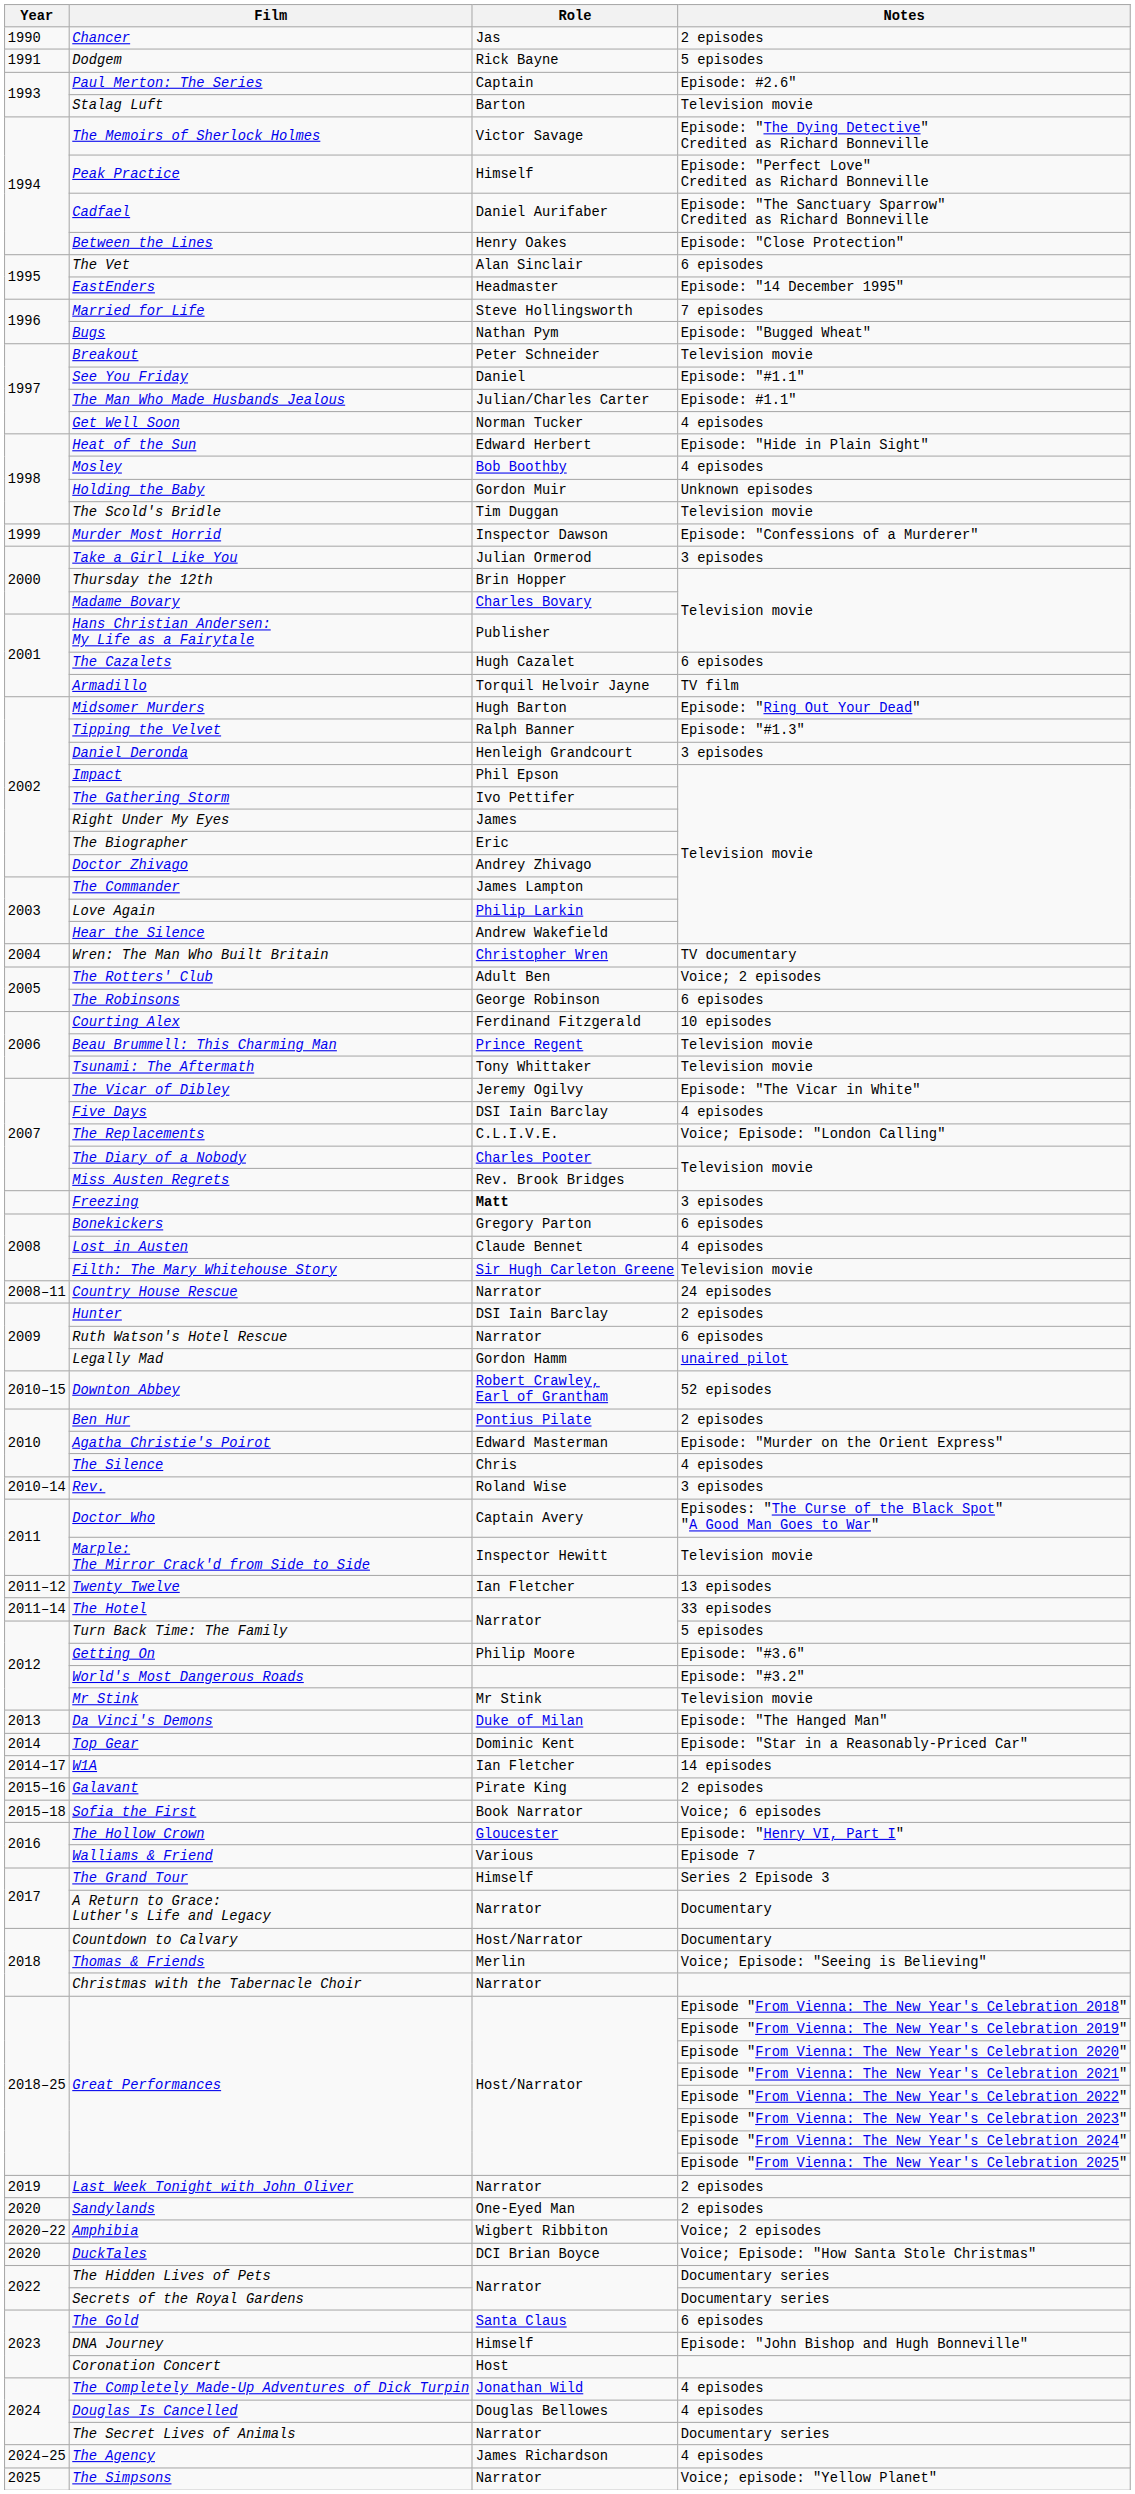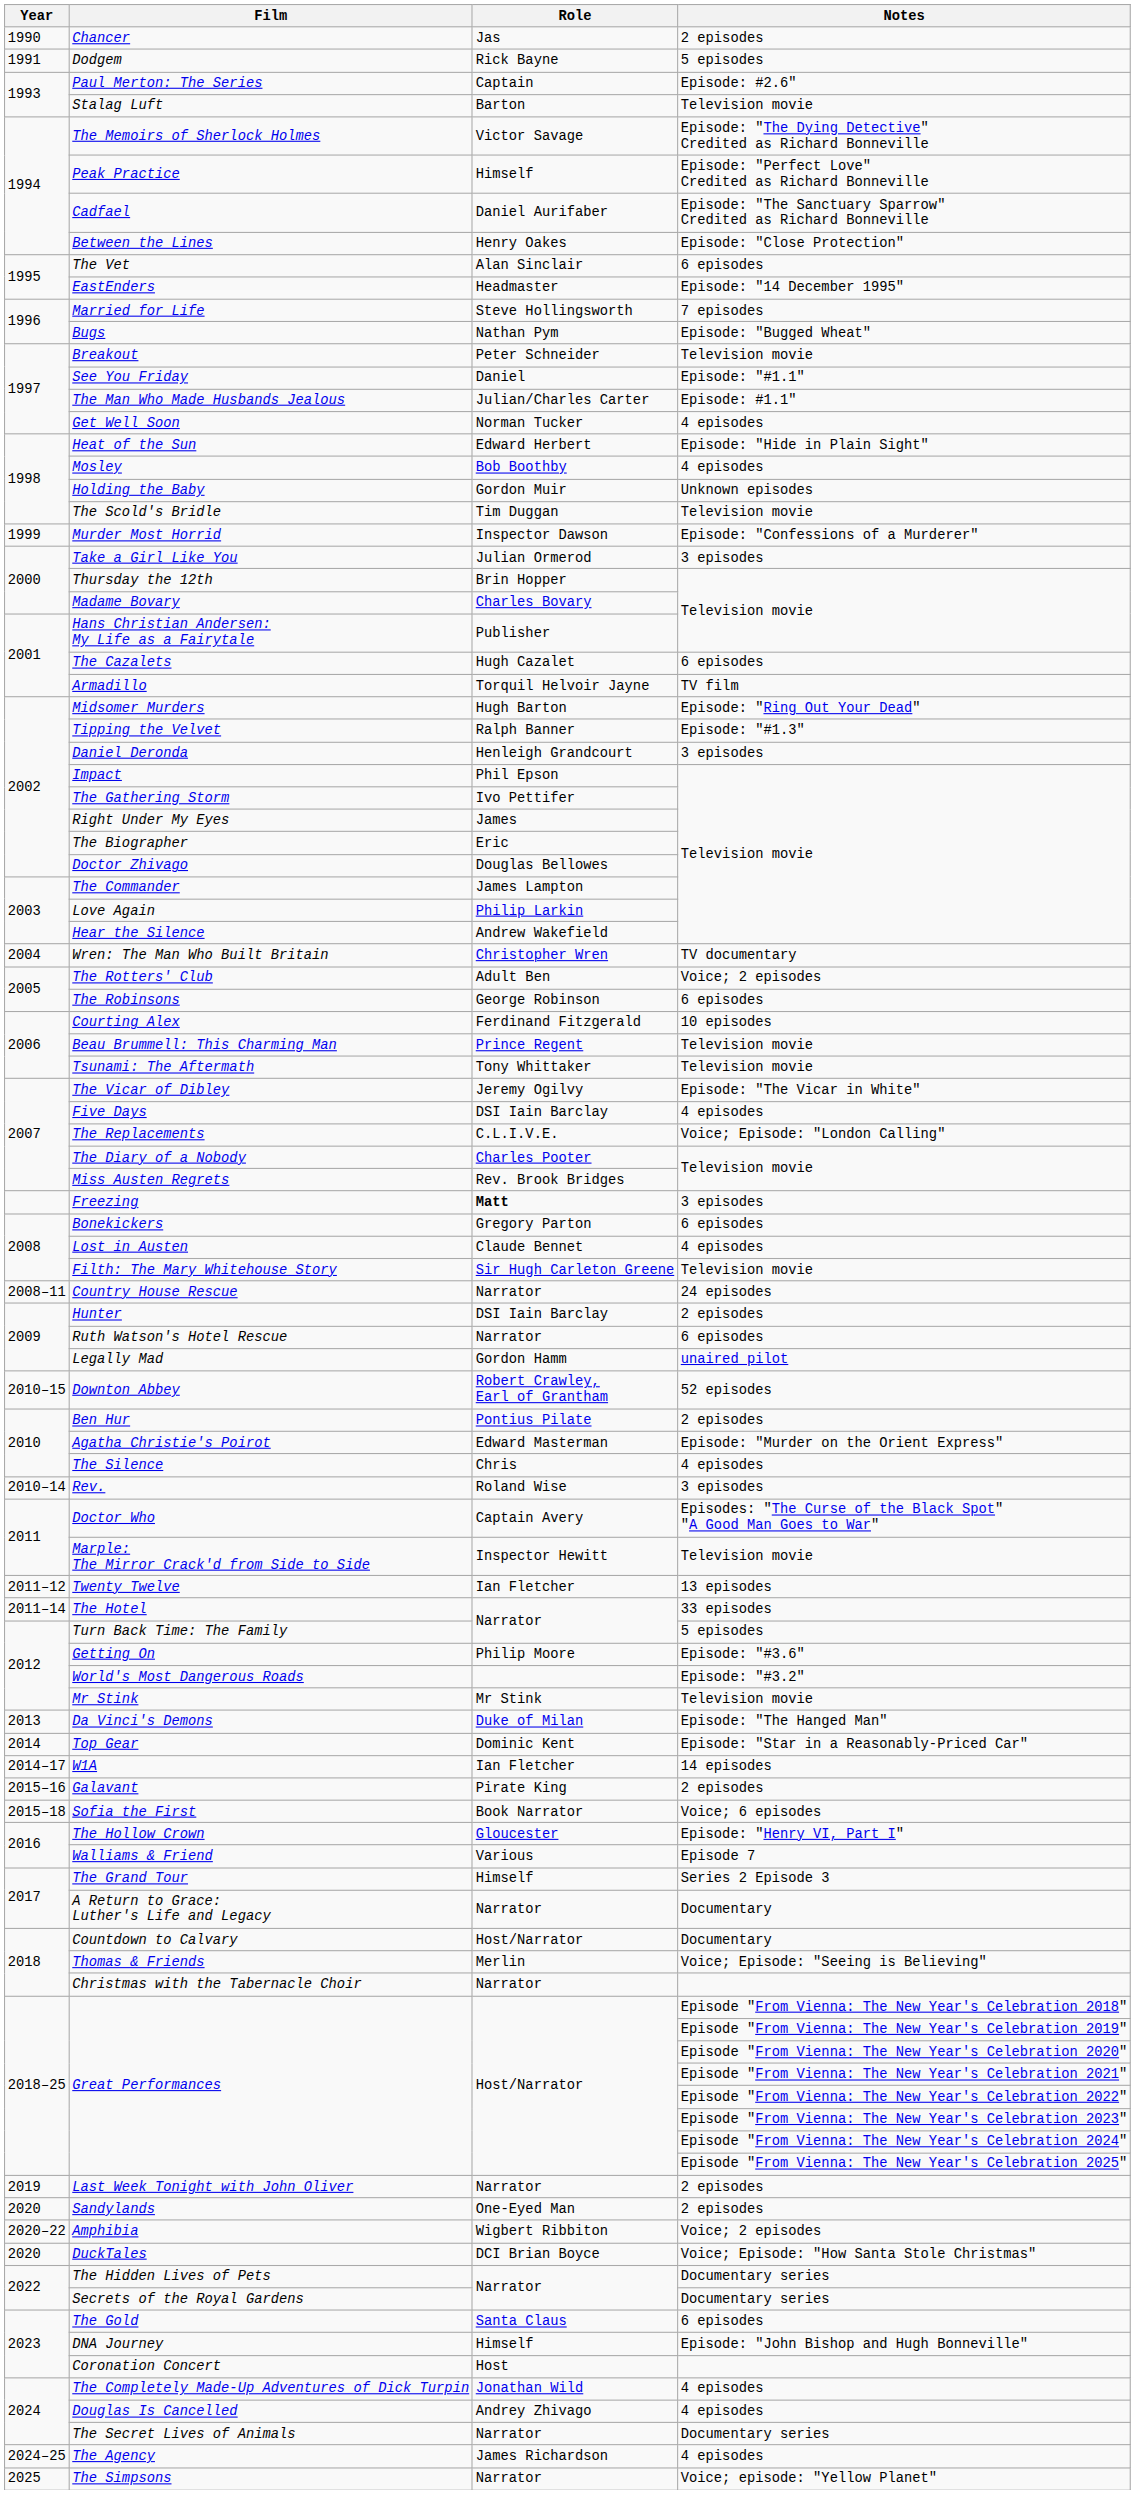(534, 865) Andrey Zhivago -> (542, 865) Douglas Bellowes
(542, 2411) Douglas Bellowes -> (534, 2411) Andrey Zhivago
